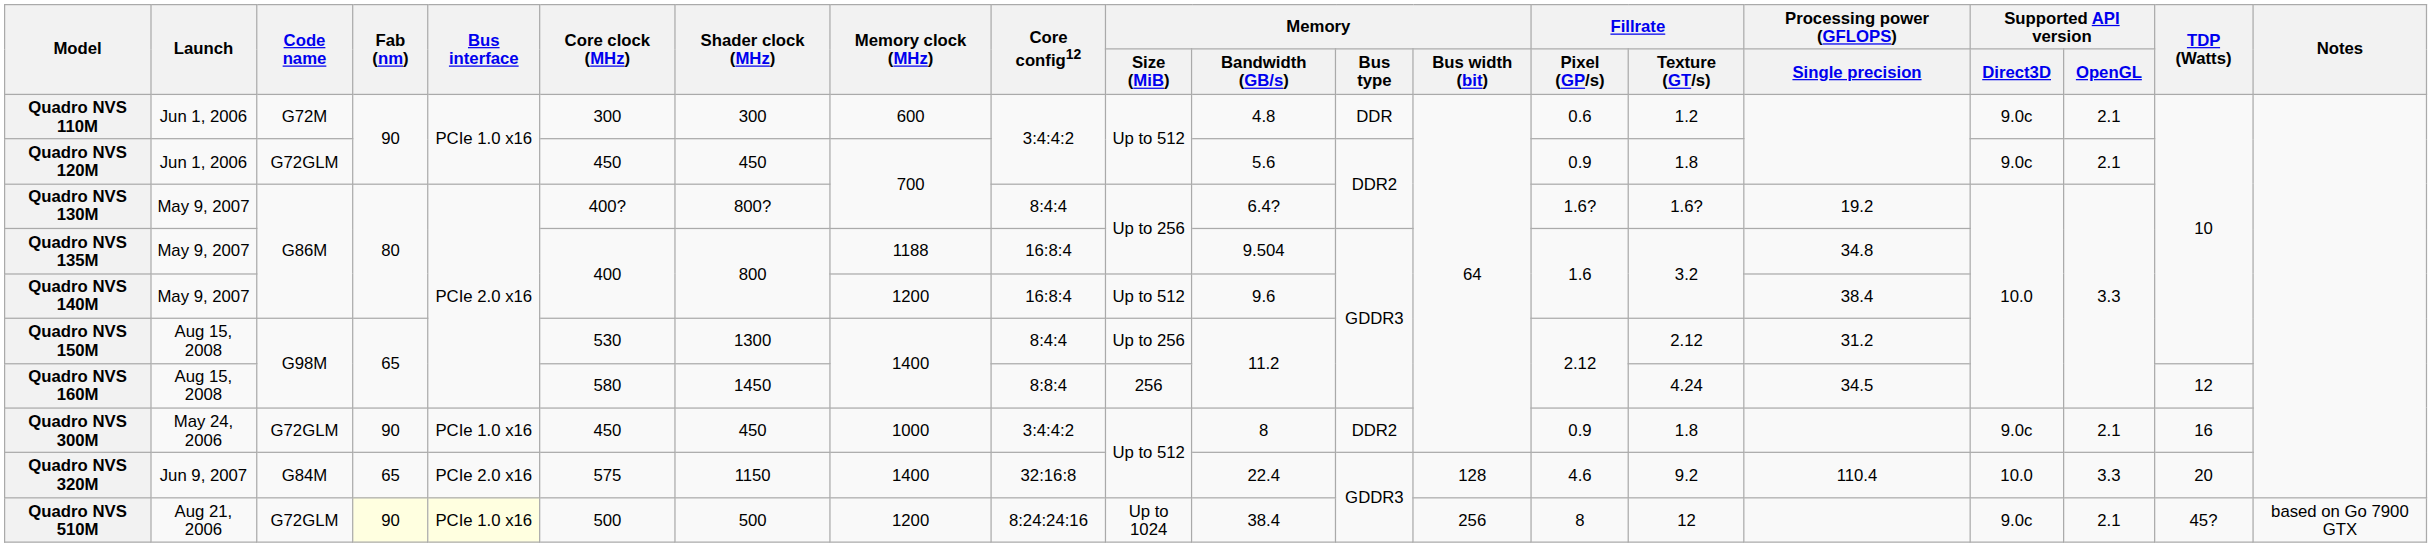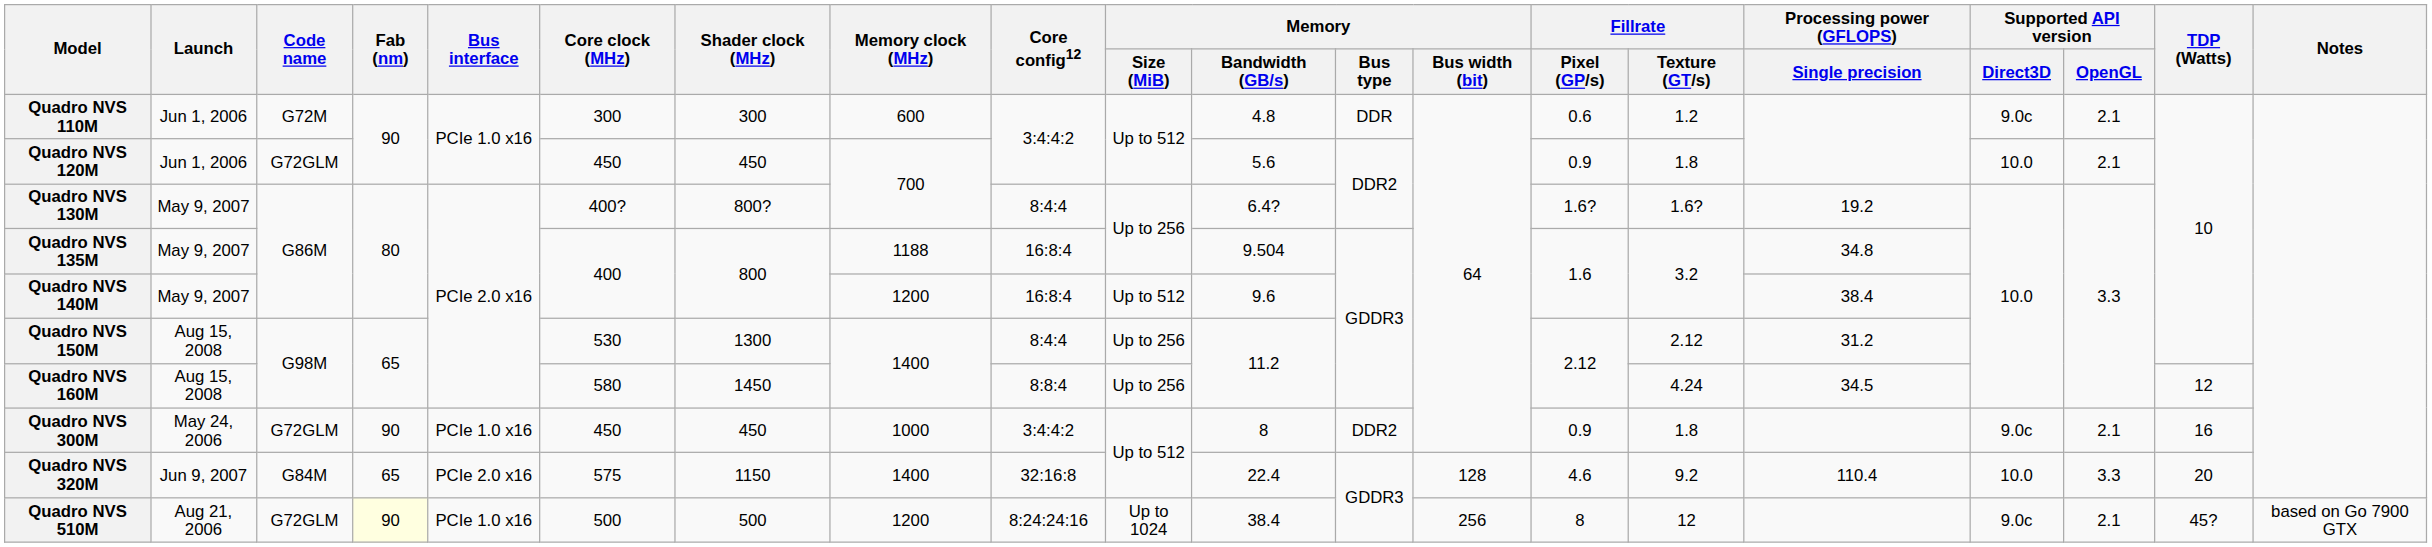(2017, 161) 9.0c -> (2017, 161) 10.0
(1149, 385) 256 -> (1149, 385) Up to 256
(484, 520) lightyellow background -> (484, 520) no background
